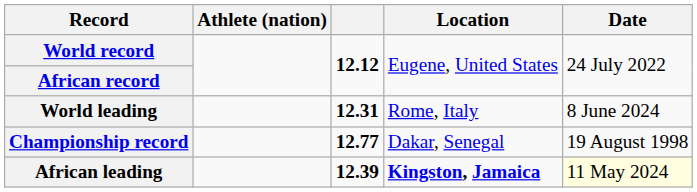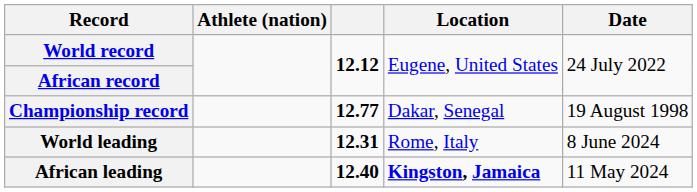rows swapped: (99, 141) <-> (99, 111)
(357, 171) 12.39 -> (357, 171) 12.40
(618, 171) lightyellow background -> (618, 171) no background
